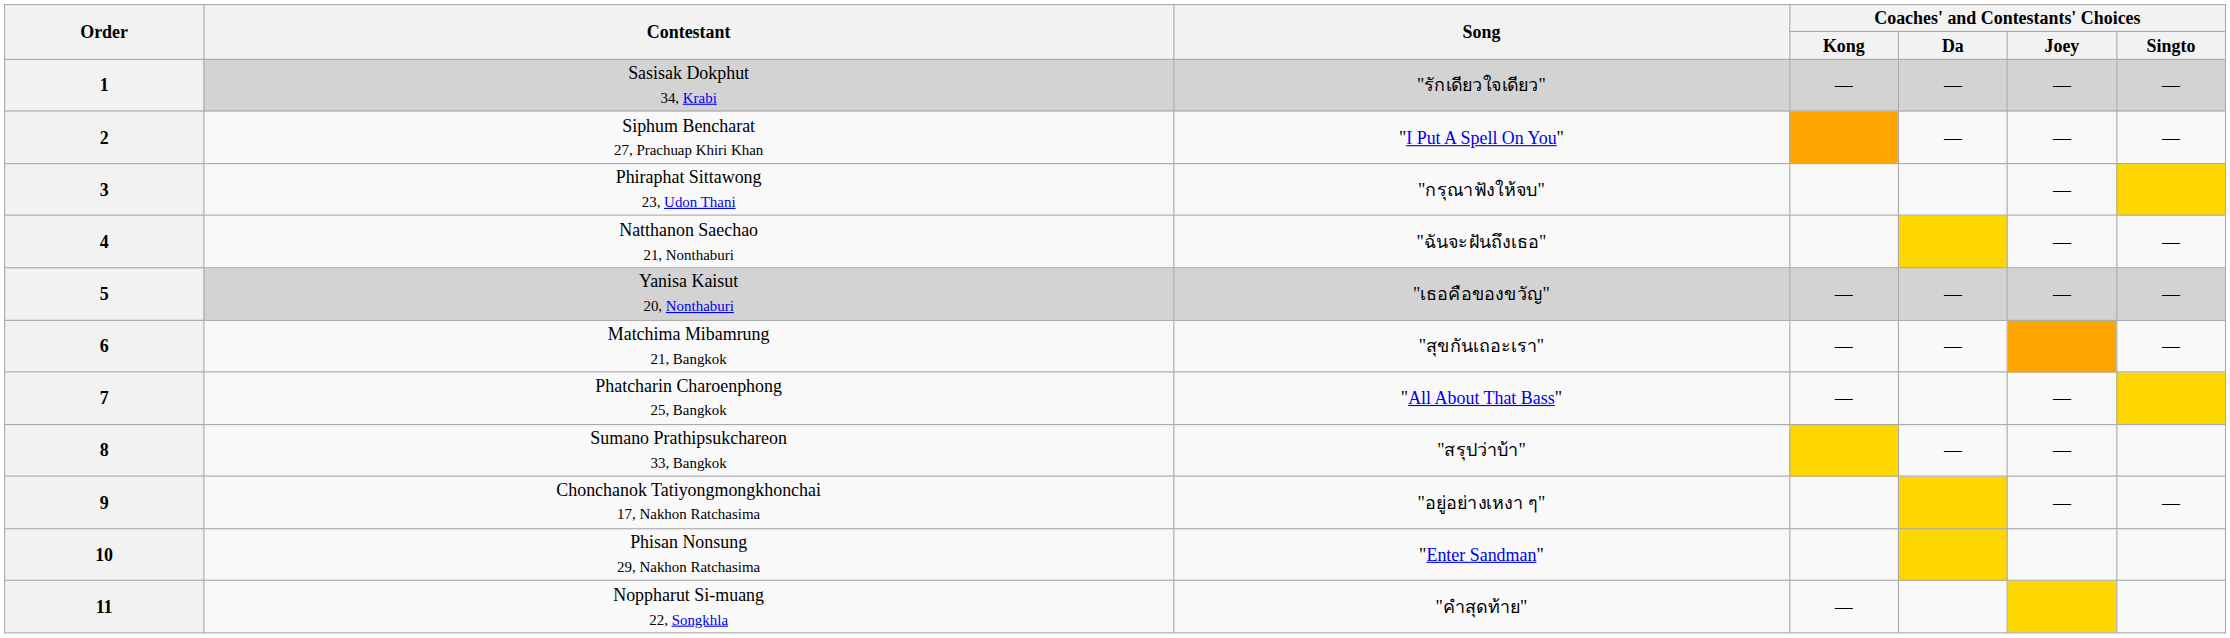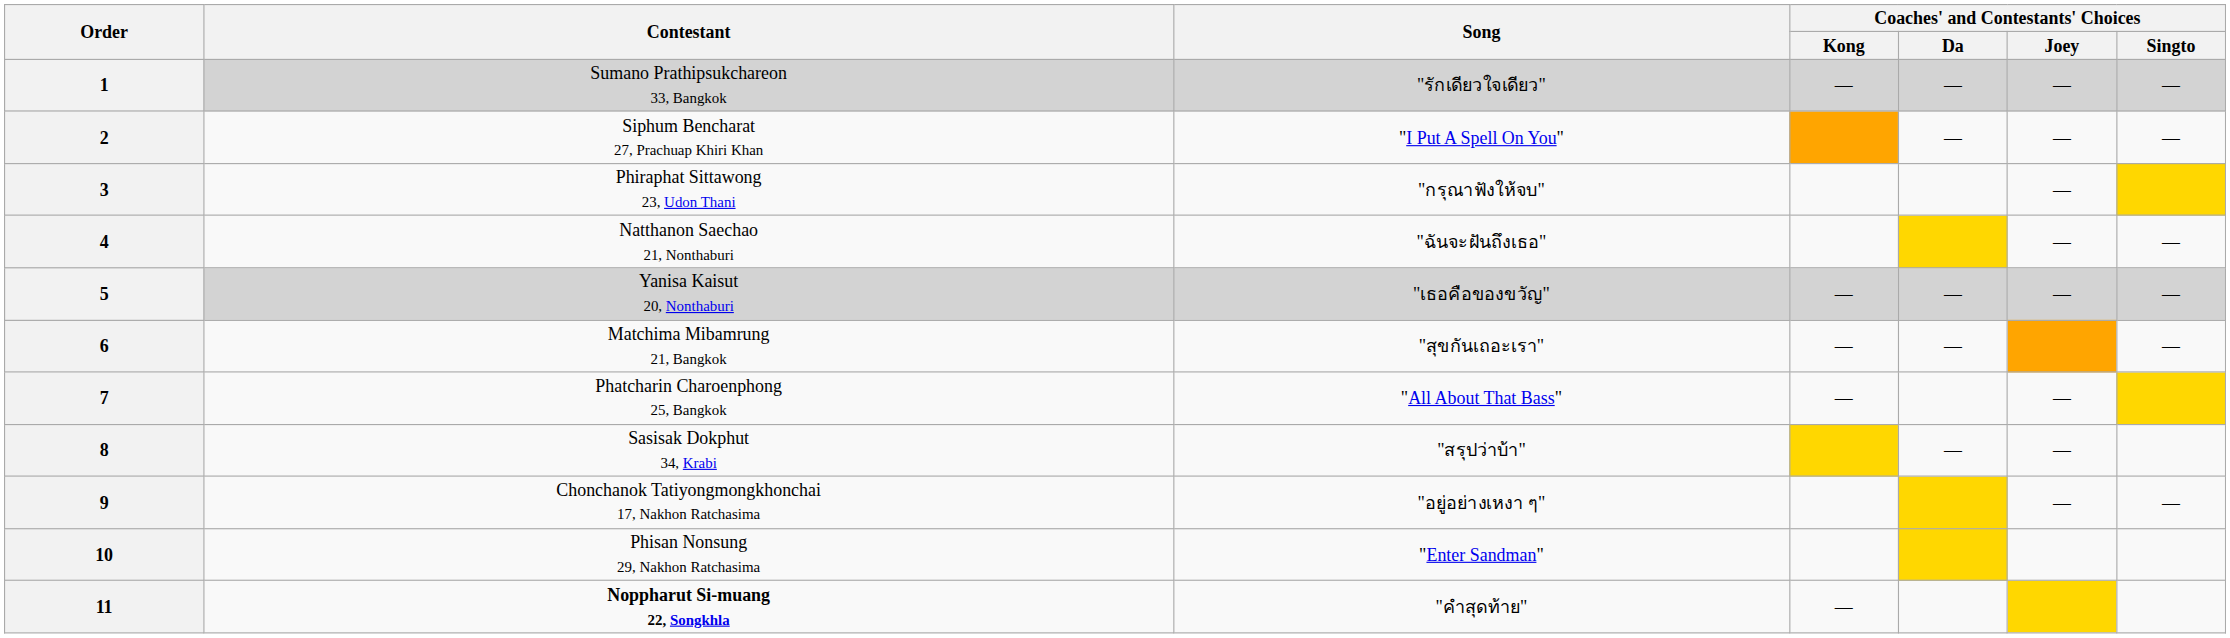(689, 85) Sasisak Dokphut 34, Krabi -> (689, 85) Sumano Prathipsukchareon 33, Bangkok
(689, 450) Sumano Prathipsukchareon 33, Bangkok -> (689, 450) Sasisak Dokphut 34, Krabi
(689, 606) normal -> (689, 606) bold
